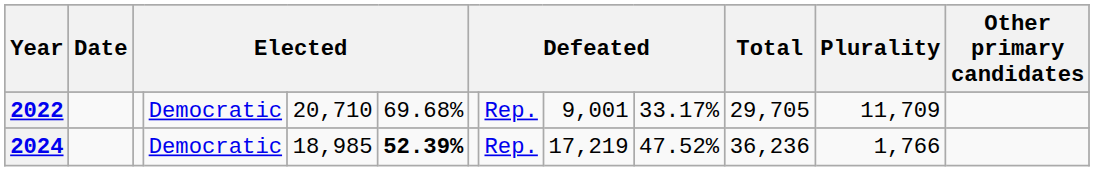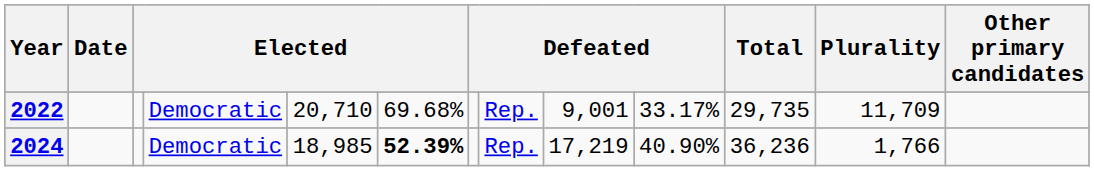(770, 111) 29,705 -> (770, 111) 29,735
(679, 147) 47.52% -> (679, 147) 40.90%
